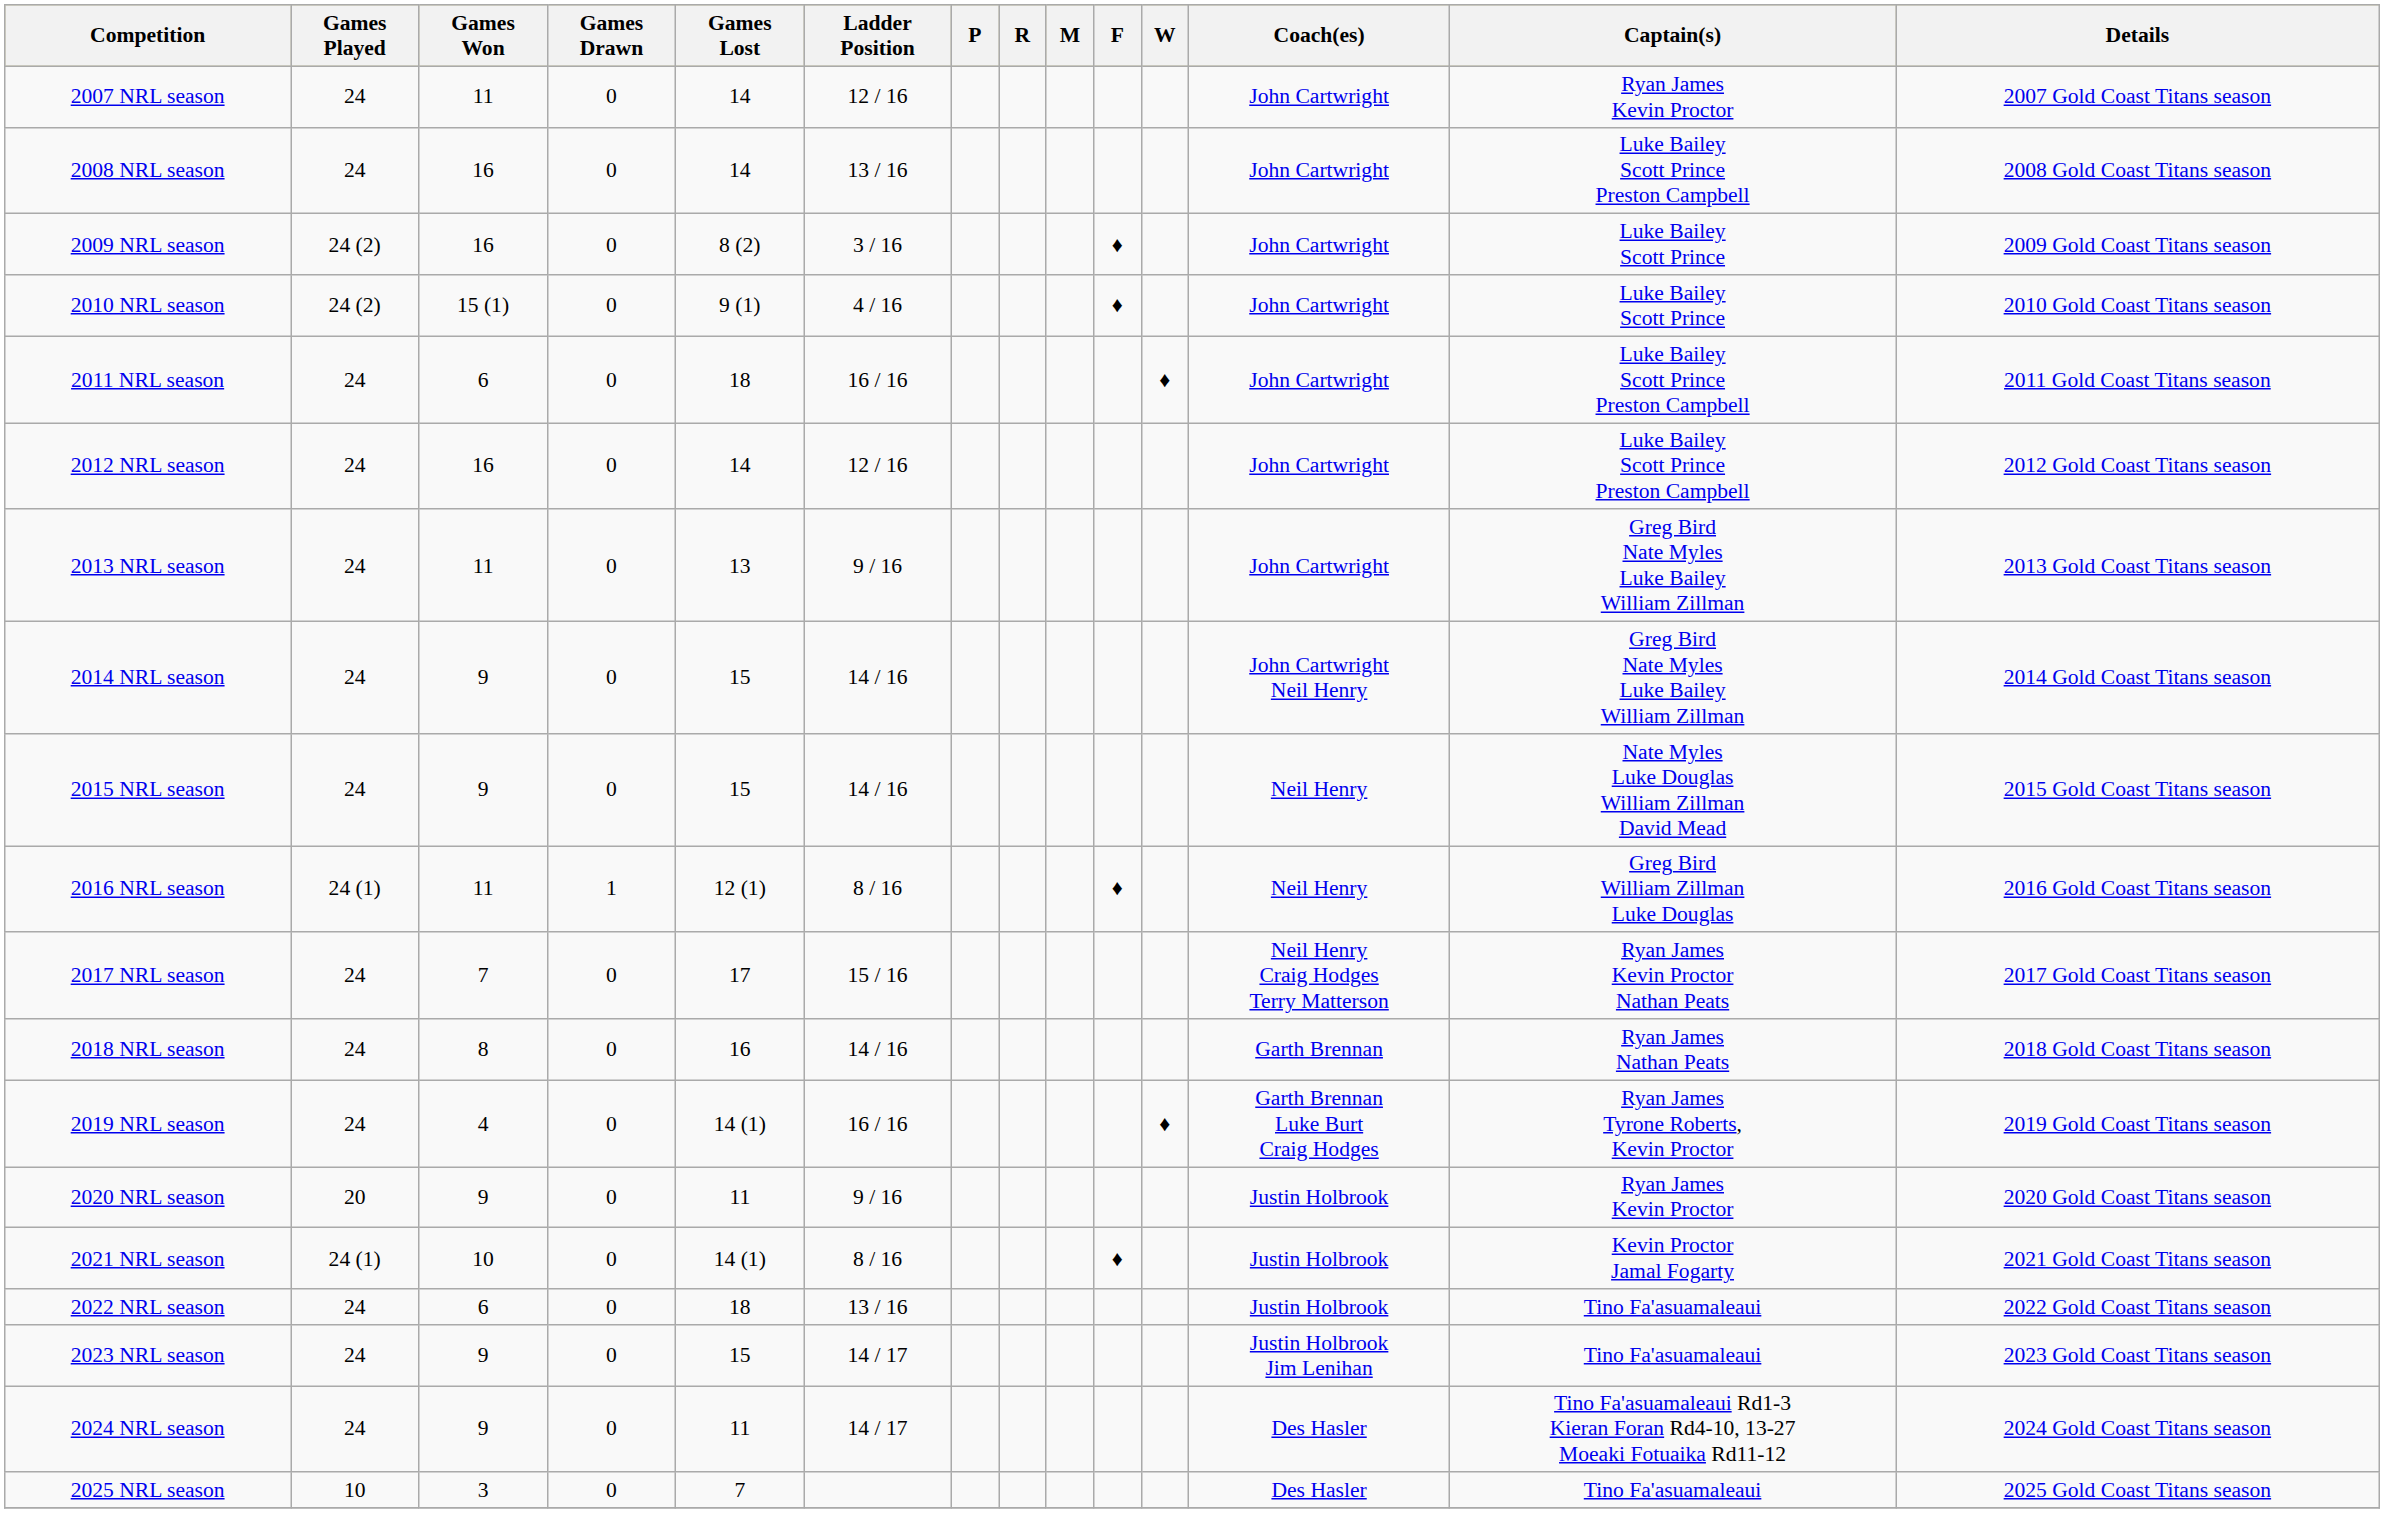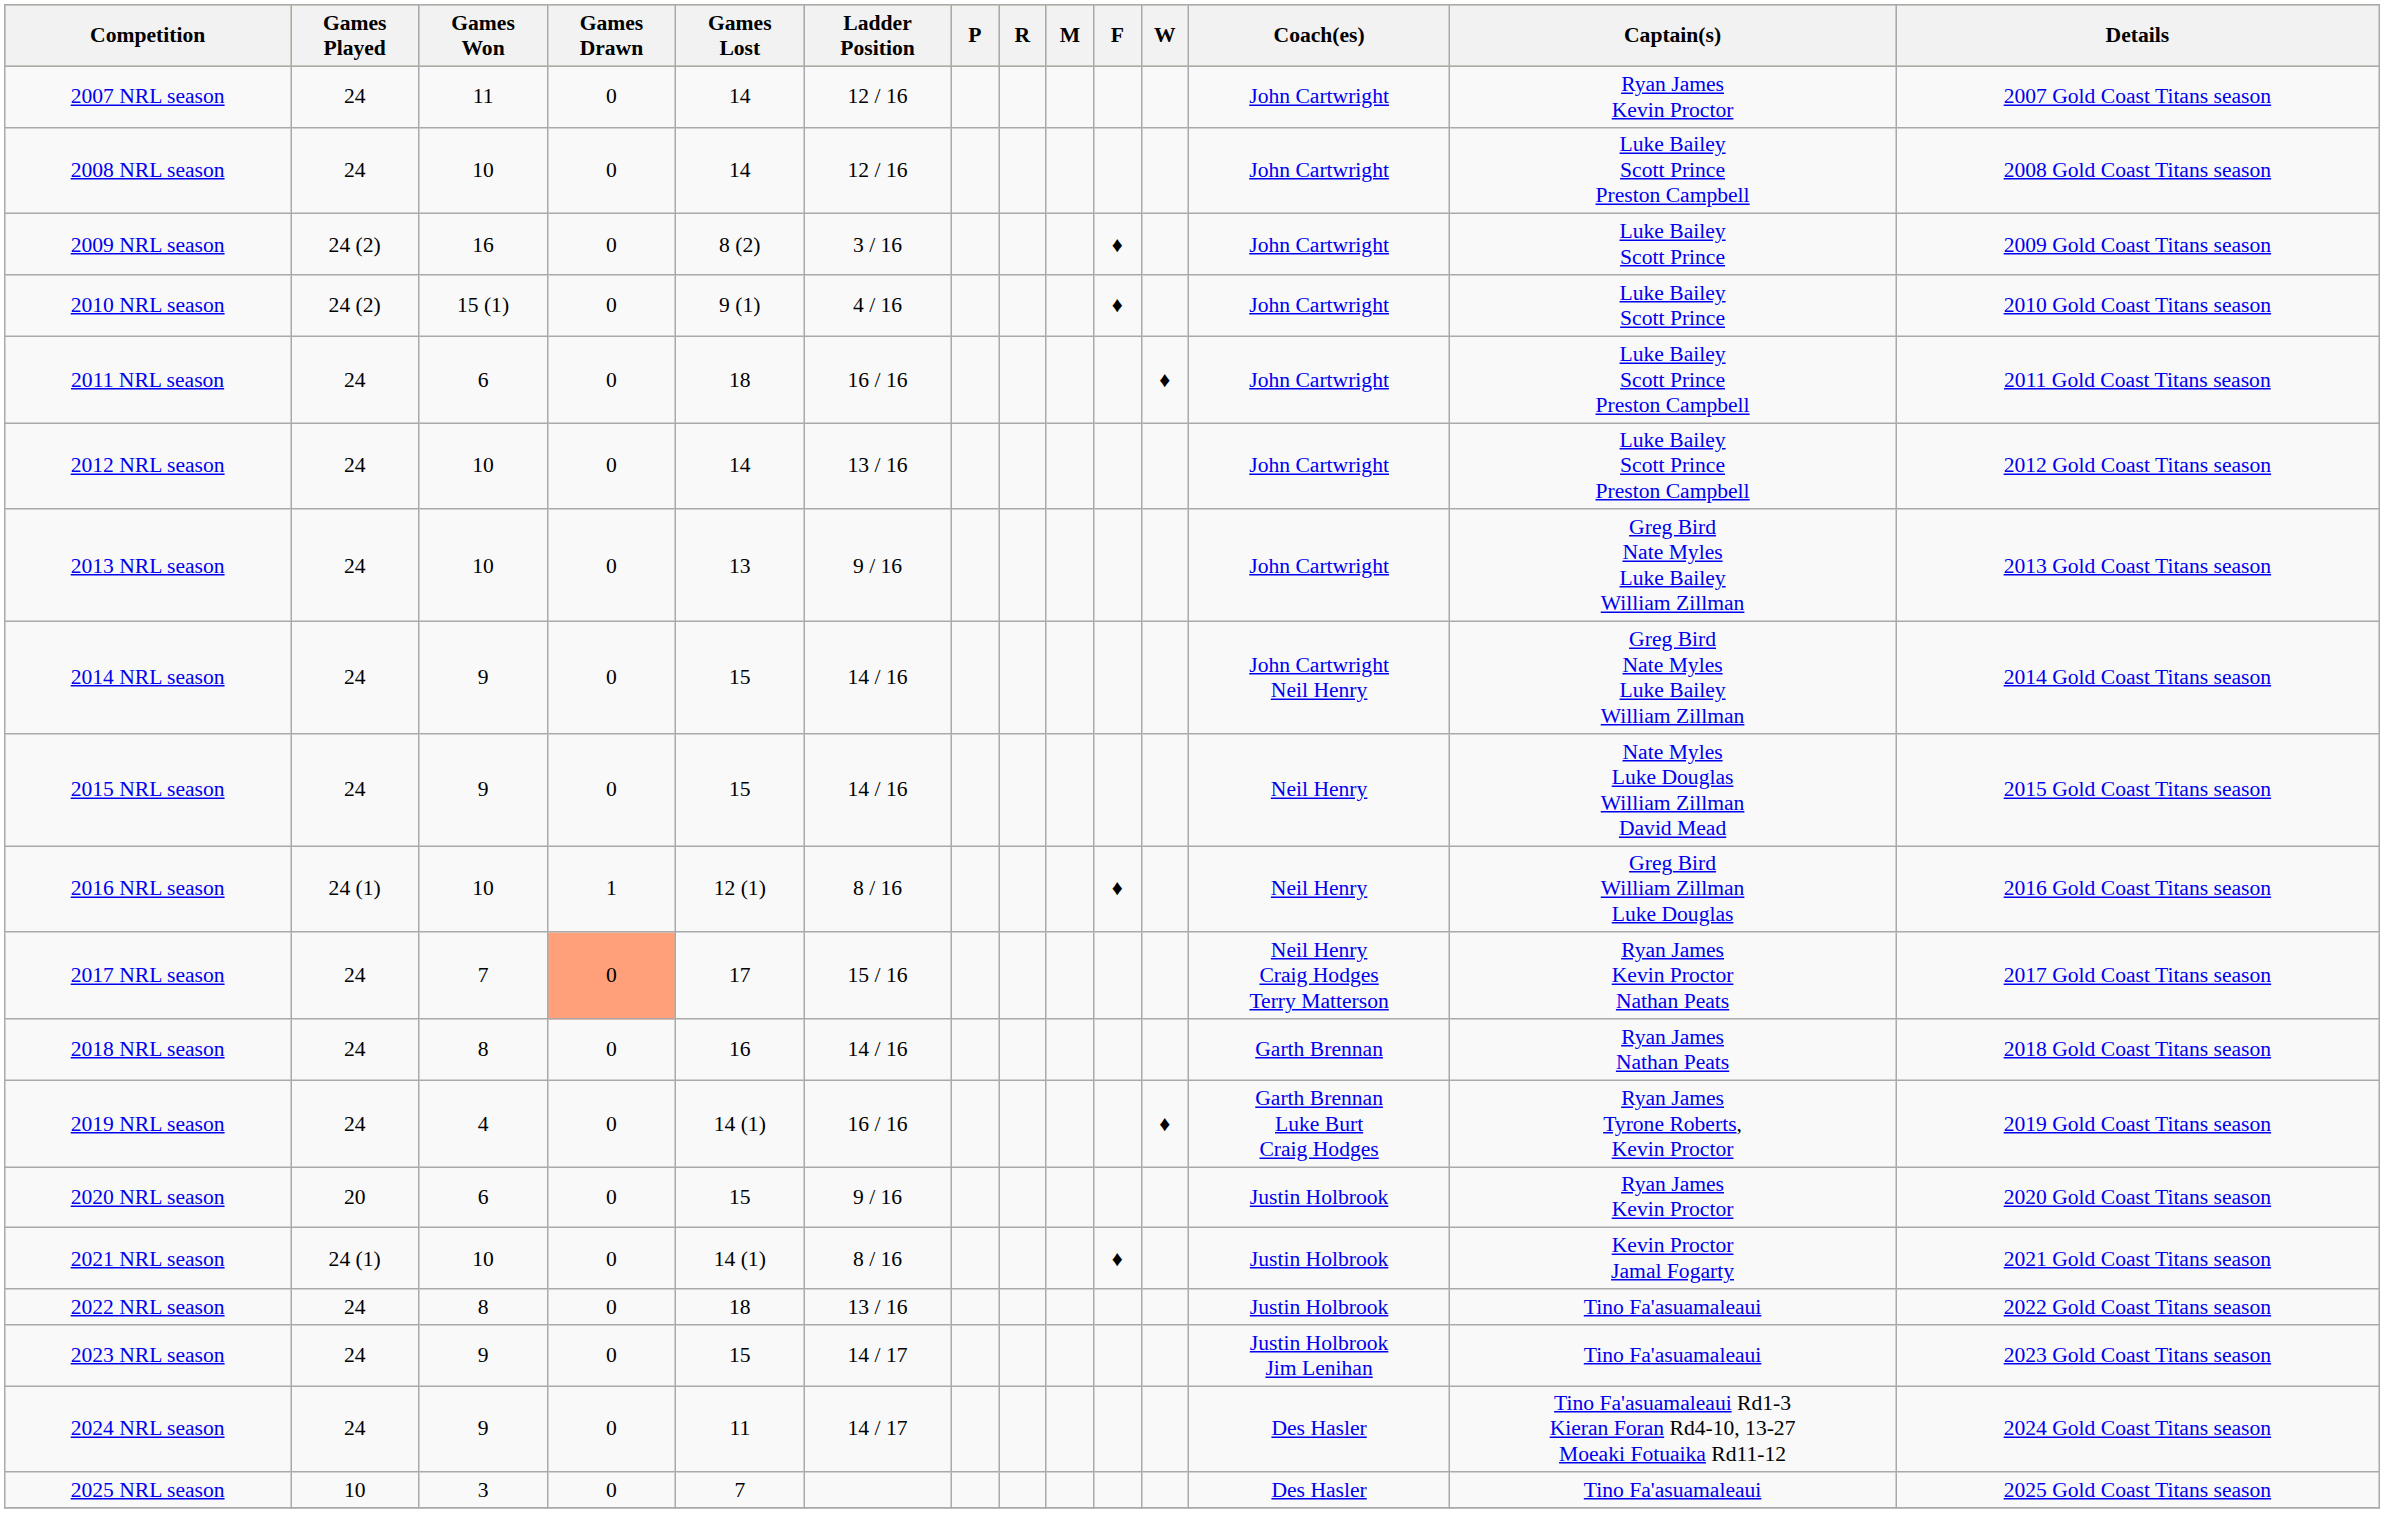(483, 170) 16 -> (483, 170) 10
(878, 170) 13 / 16 -> (878, 170) 12 / 16
(483, 465) 16 -> (483, 465) 10
(878, 465) 12 / 16 -> (878, 465) 13 / 16
(483, 565) 11 -> (483, 565) 10
(483, 888) 11 -> (483, 888) 10
(611, 975) no background -> (611, 975) lightsalmon background
(483, 1197) 9 -> (483, 1197) 6
(740, 1197) 11 -> (740, 1197) 15
(483, 1306) 6 -> (483, 1306) 8
